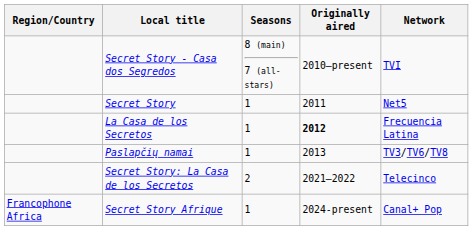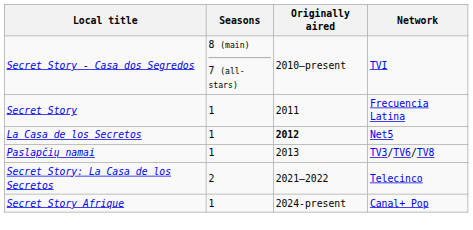- column: (54, 20)
(395, 103) Net5 -> (399, 110) Frecuencia Latina
(413, 128) Frecuencia Latina -> (382, 135) Net5
